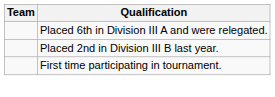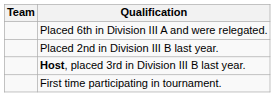+ row: (143, 65)
